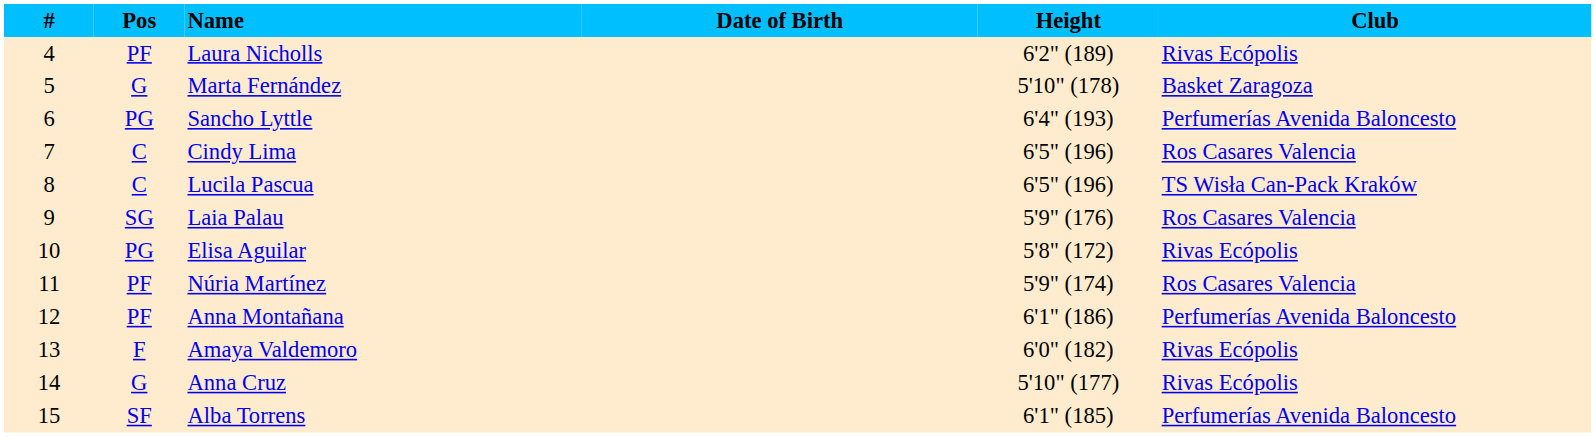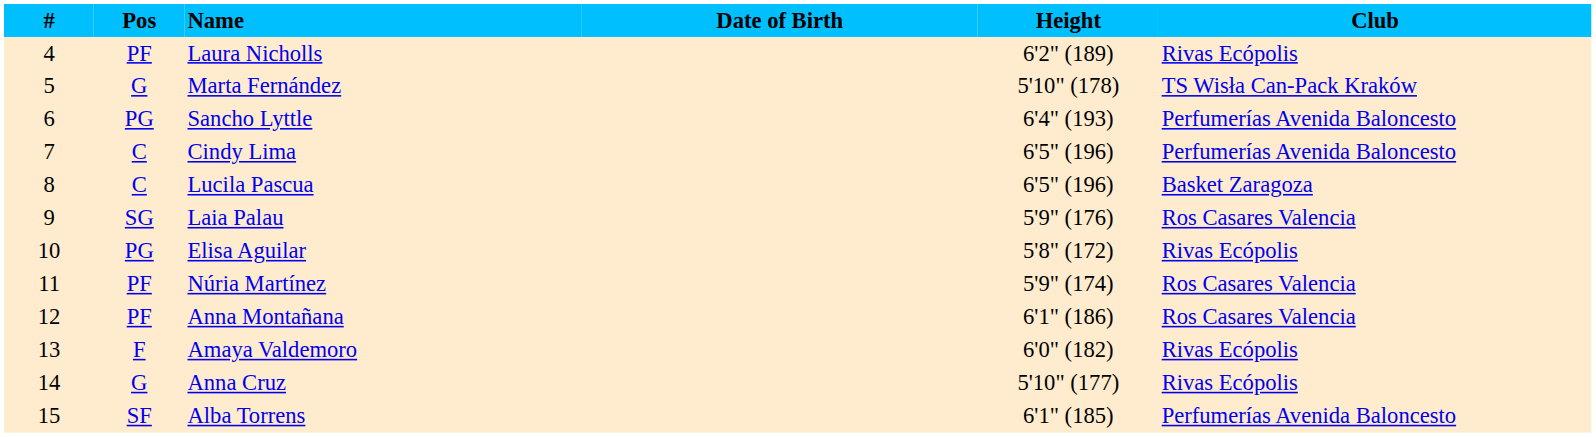(1237, 86) Basket Zaragoza -> (1289, 86) TS Wisła Can-Pack Kraków
(1259, 152) Ros Casares Valencia -> (1309, 152) Perfumerías Avenida Baloncesto
(1289, 185) TS Wisła Can-Pack Kraków -> (1237, 185) Basket Zaragoza
(1309, 316) Perfumerías Avenida Baloncesto -> (1259, 316) Ros Casares Valencia
